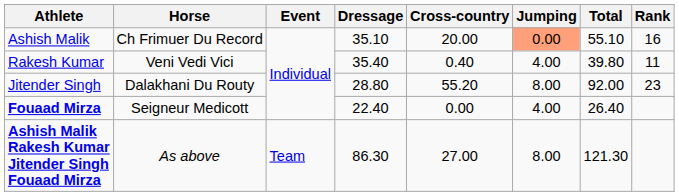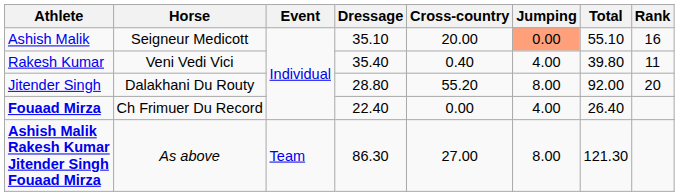(190, 39) Ch Frimuer Du Record -> (190, 39) Seigneur Medicott
(653, 85) 23 -> (653, 85) 20
(190, 108) Seigneur Medicott -> (190, 108) Ch Frimuer Du Record
